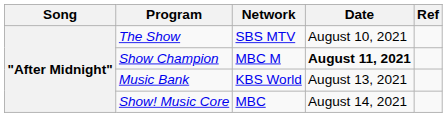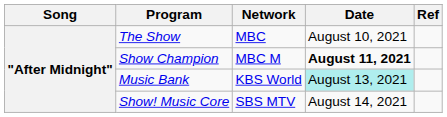(265, 36) SBS MTV -> (251, 36) MBC
(358, 79) no background -> (358, 79) paleturquoise background
(251, 101) MBC -> (265, 101) SBS MTV
